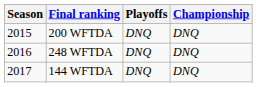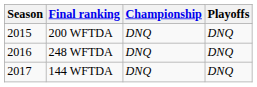columns swapped: (146, 14) <-> (211, 14)
